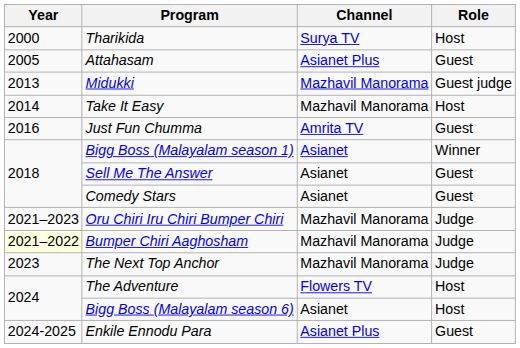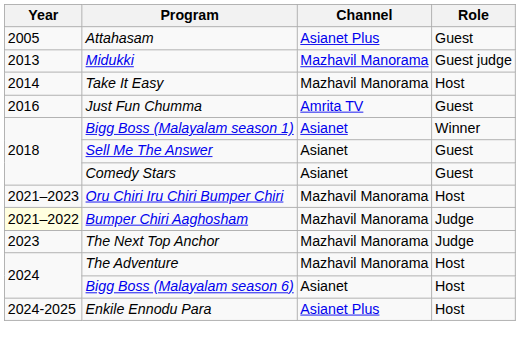- row: (115, 38)
(454, 219) Judge -> (450, 196) Host
(336, 286) Flowers TV -> (364, 264) Mazhavil Manorama
(454, 331) Guest -> (450, 309) Host
